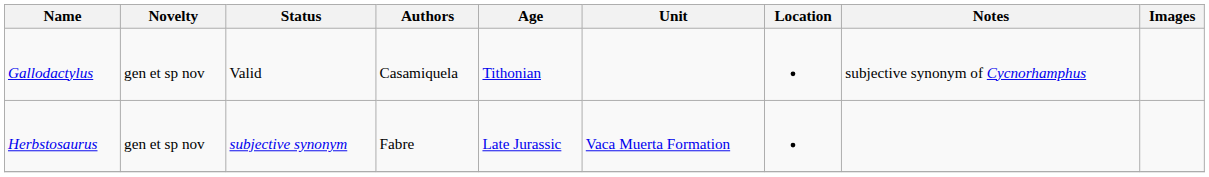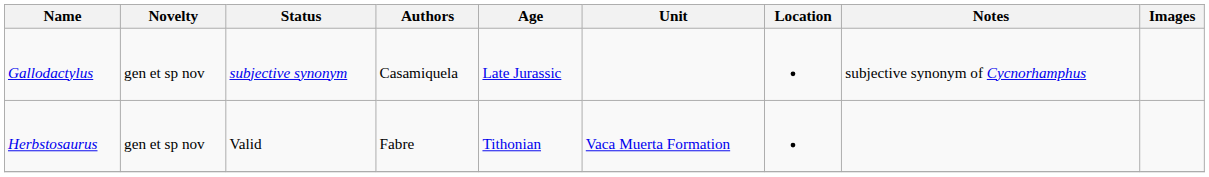(246, 72) Valid -> (288, 72) subjective synonym
(512, 72) Tithonian -> (522, 72) Late Jurassic
(288, 144) subjective synonym -> (246, 144) Valid
(522, 144) Late Jurassic -> (512, 144) Tithonian
